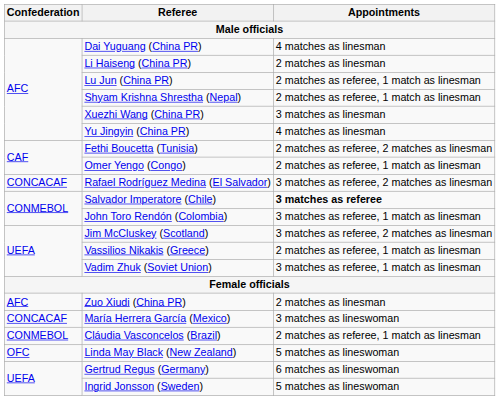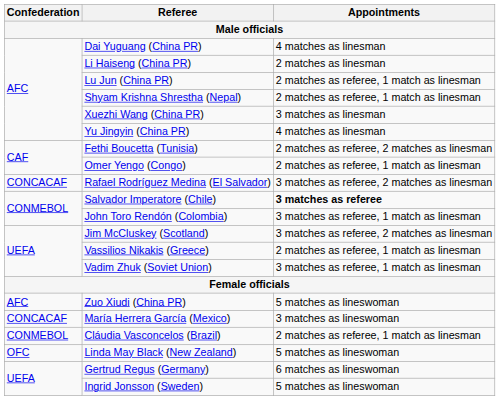(331, 302) 2 matches as linesman -> (338, 302) 5 matches as lineswoman
